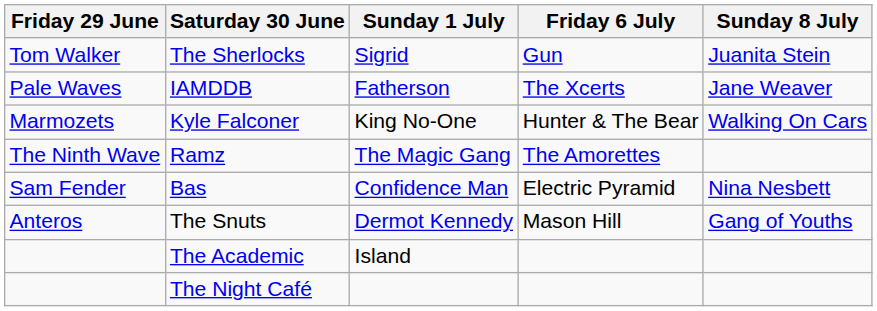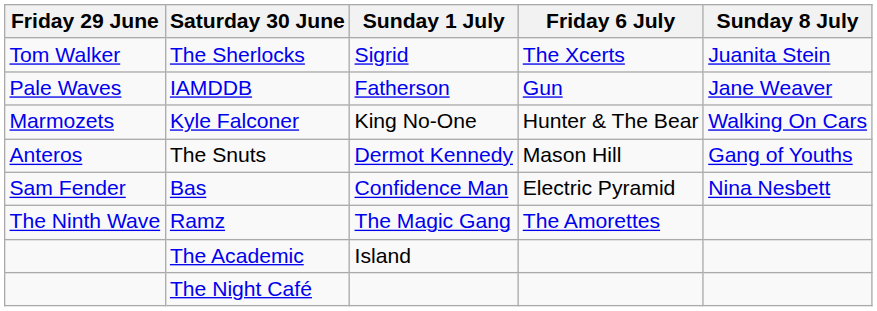(543, 54) Gun -> (574, 54) The Xcerts
(574, 88) The Xcerts -> (543, 88) Gun
rows swapped: (218, 222) <-> (197, 155)
